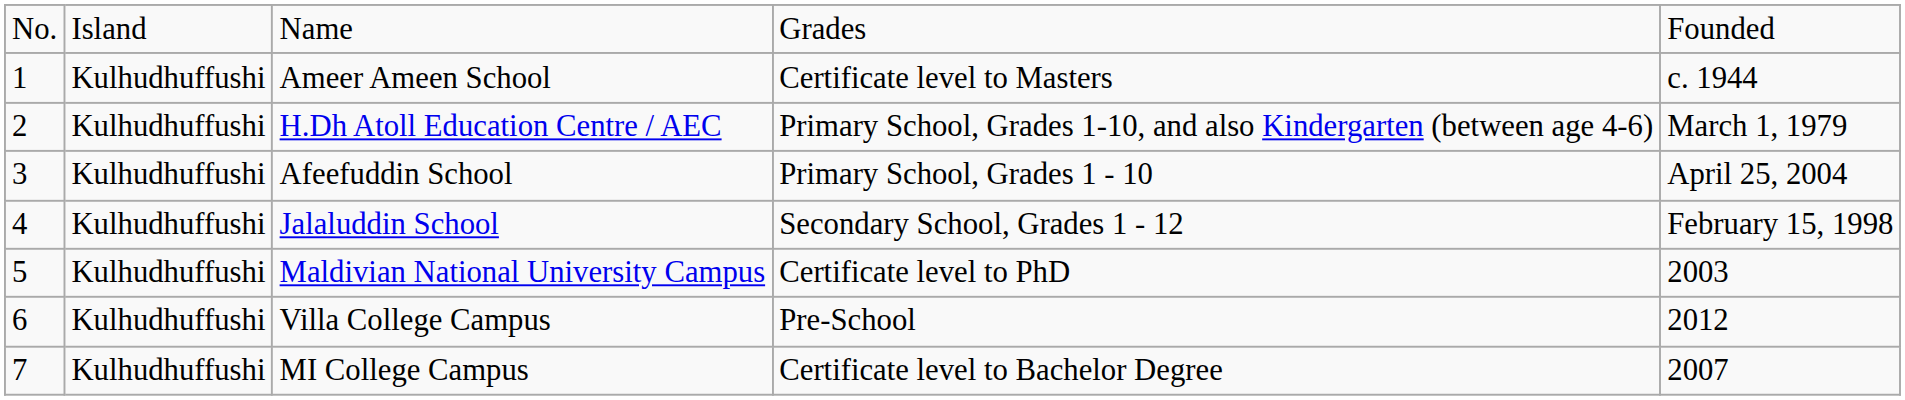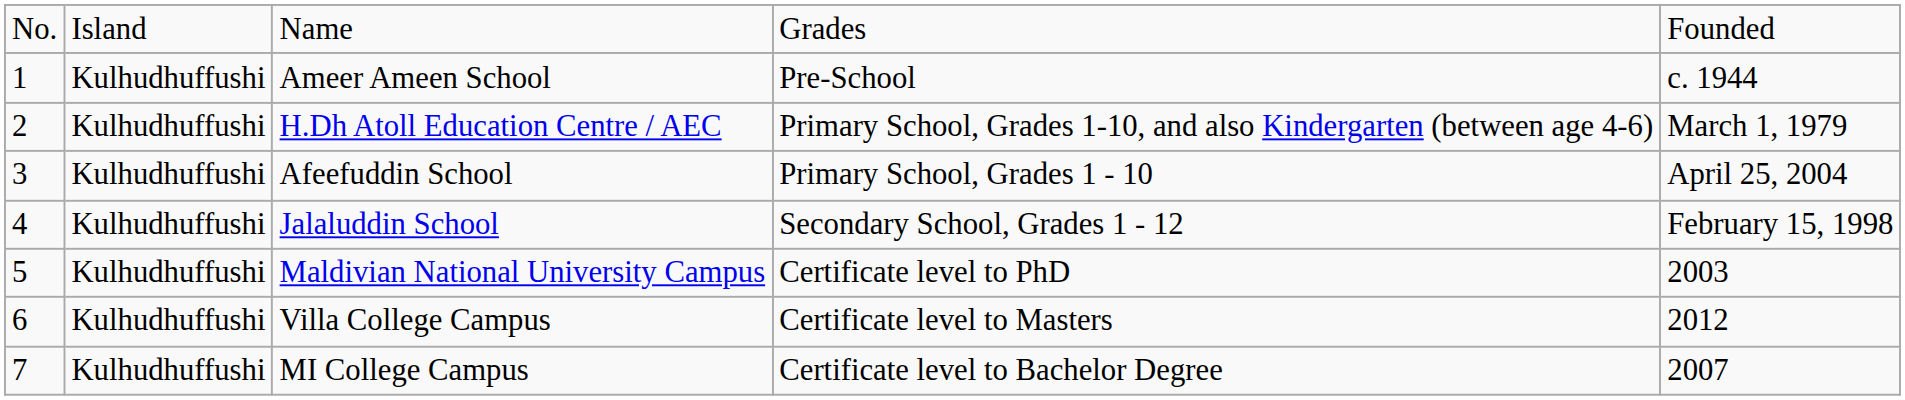(946, 77) Certificate level to Masters -> (848, 77) Pre-School
(848, 321) Pre-School -> (946, 321) Certificate level to Masters
